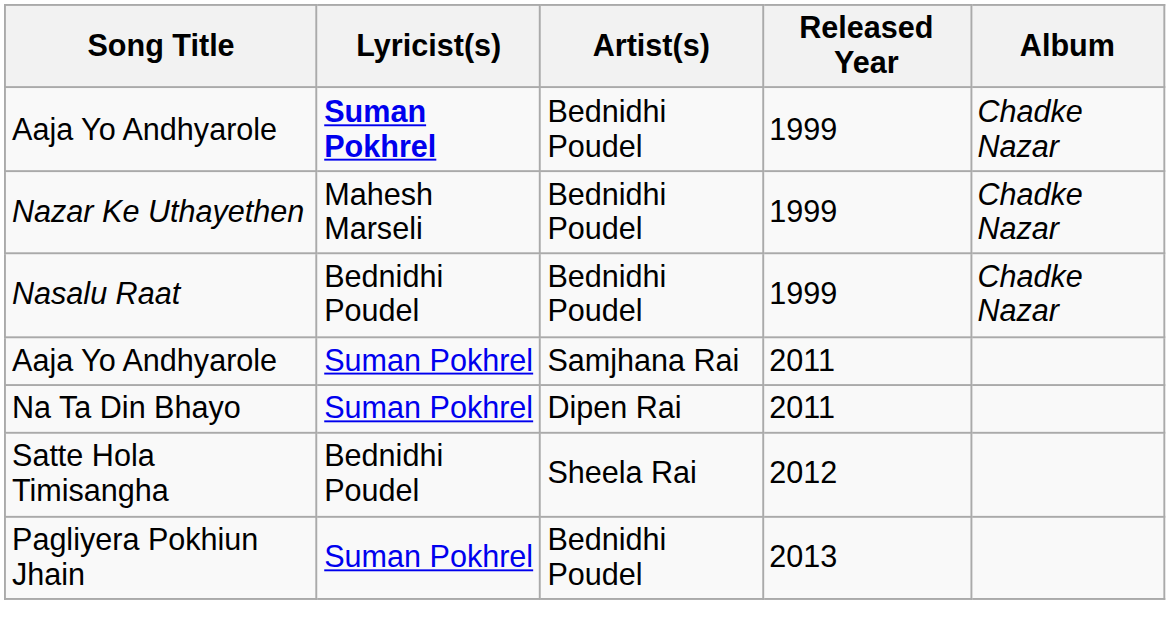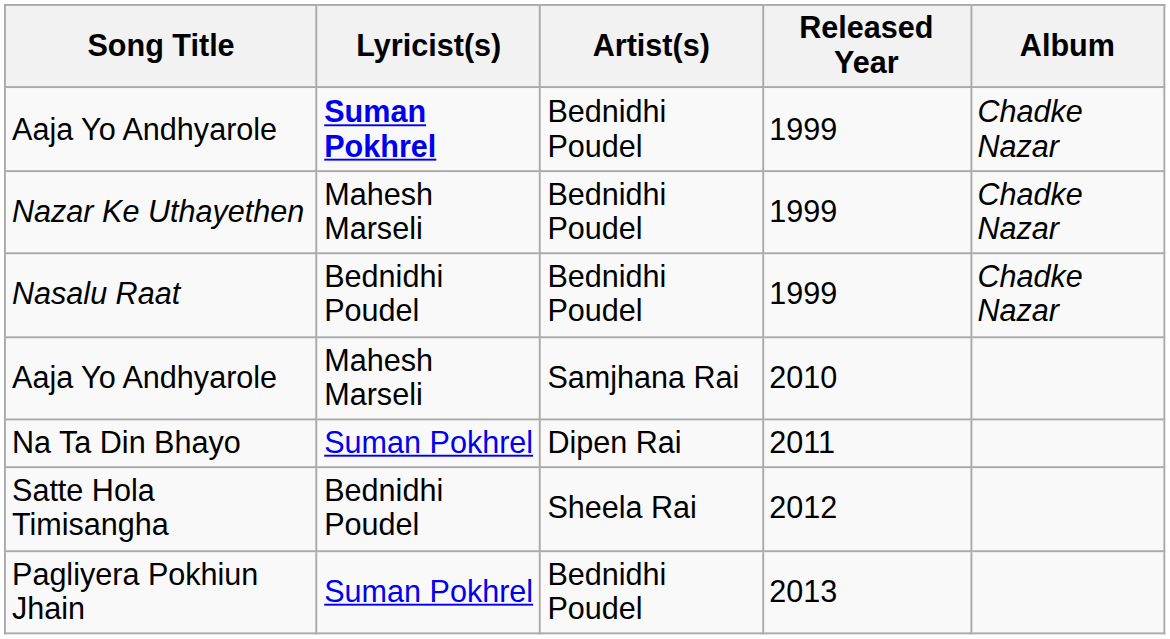(429, 360) Suman Pokhrel -> (379, 377) Mahesh Marseli
(802, 360) 2011 -> (803, 377) 2010
